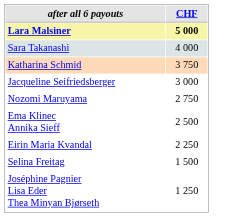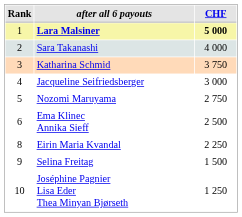+ column: (20, 13)
